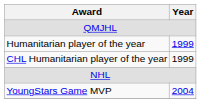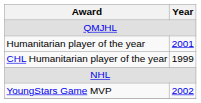(183, 43) 1999 -> (183, 43) 2001
(183, 91) 2004 -> (183, 91) 2002
